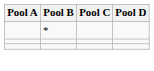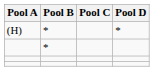+ row: (14, 30)
